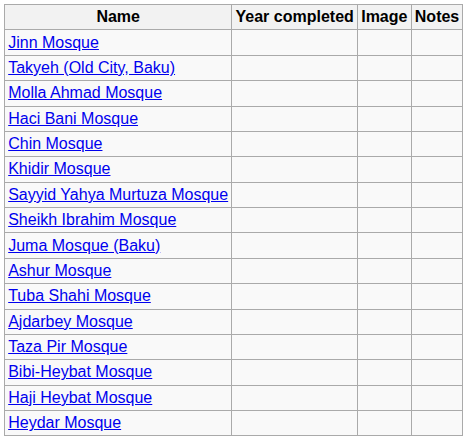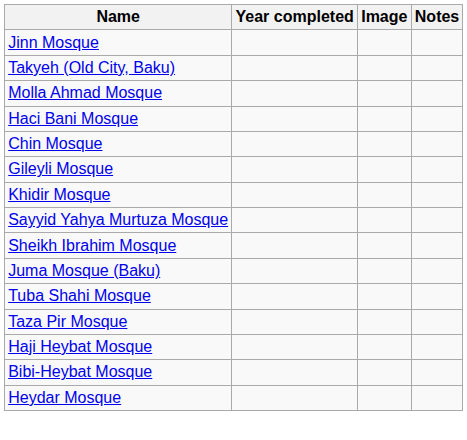+ row: (61, 169)
- row: (60, 270)
- row: (70, 321)
rows swapped: (80, 397) <-> (80, 372)
